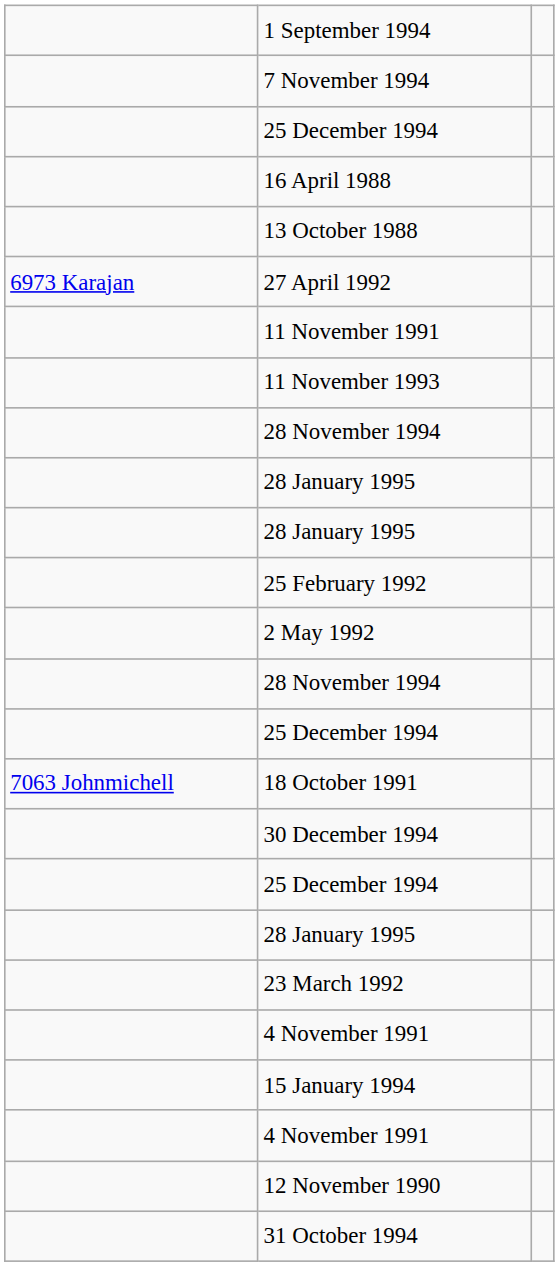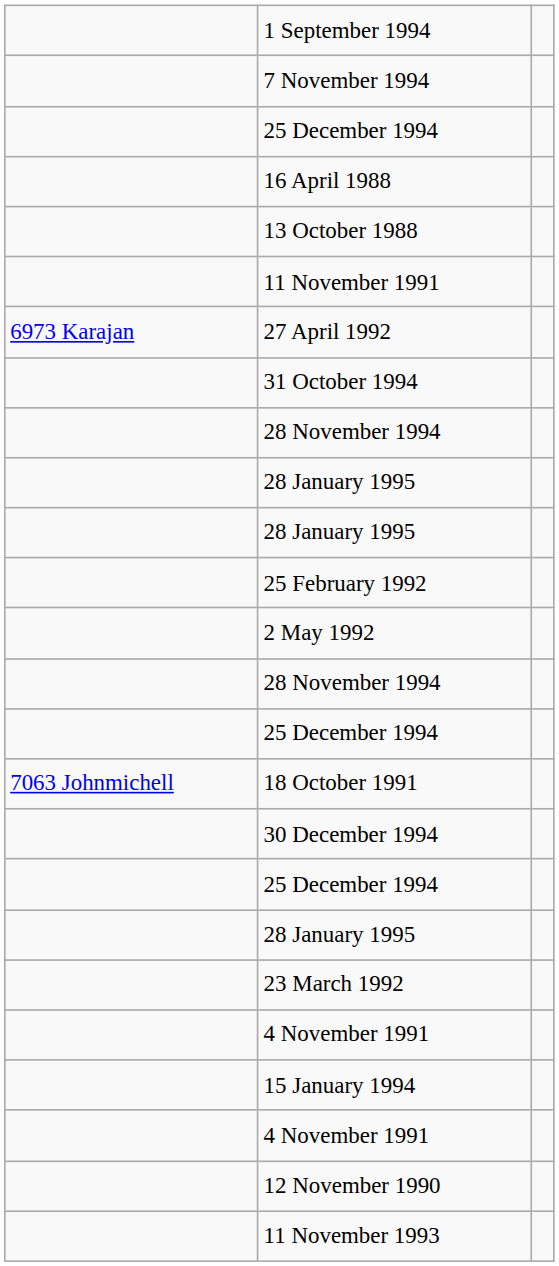rows swapped: (132, 332) <-> (72, 281)
rows swapped: (132, 1236) <-> (132, 382)
